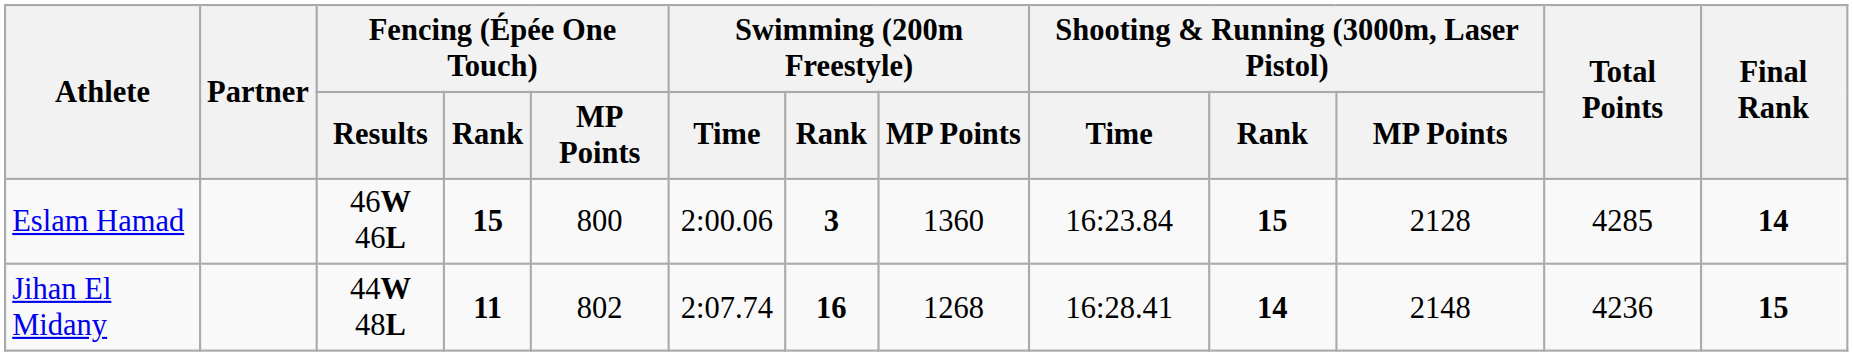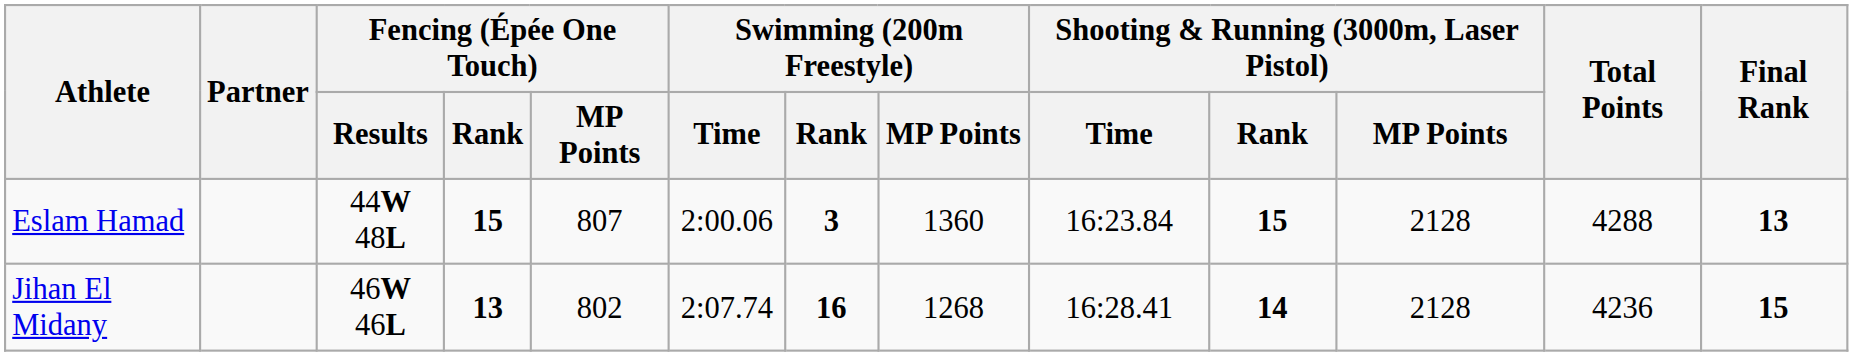(380, 220) 46W 46L -> (380, 220) 44W 48L
(600, 220) 800 -> (600, 220) 807
(1623, 220) 4285 -> (1623, 220) 4288
(1773, 220) 14 -> (1773, 220) 13
(380, 307) 44W 48L -> (380, 307) 46W 46L
(488, 307) 11 -> (488, 307) 13
(1440, 307) 2148 -> (1440, 307) 2128
